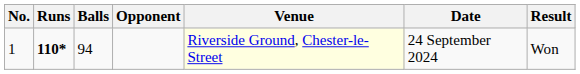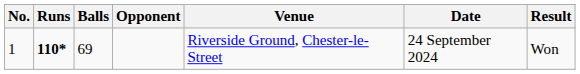(85, 48) 94 -> (85, 48) 69
(278, 48) lightyellow background -> (278, 48) no background
